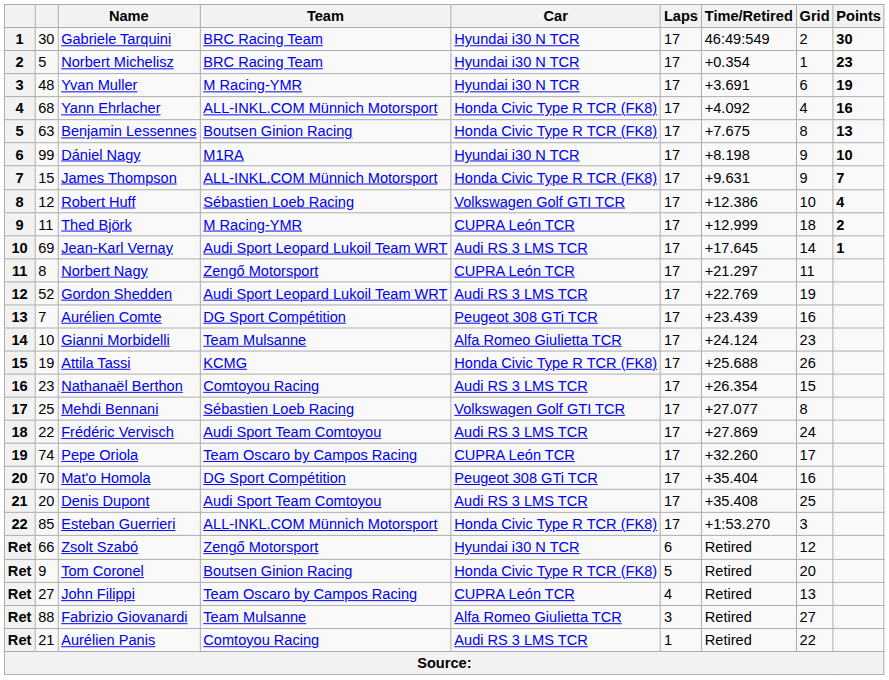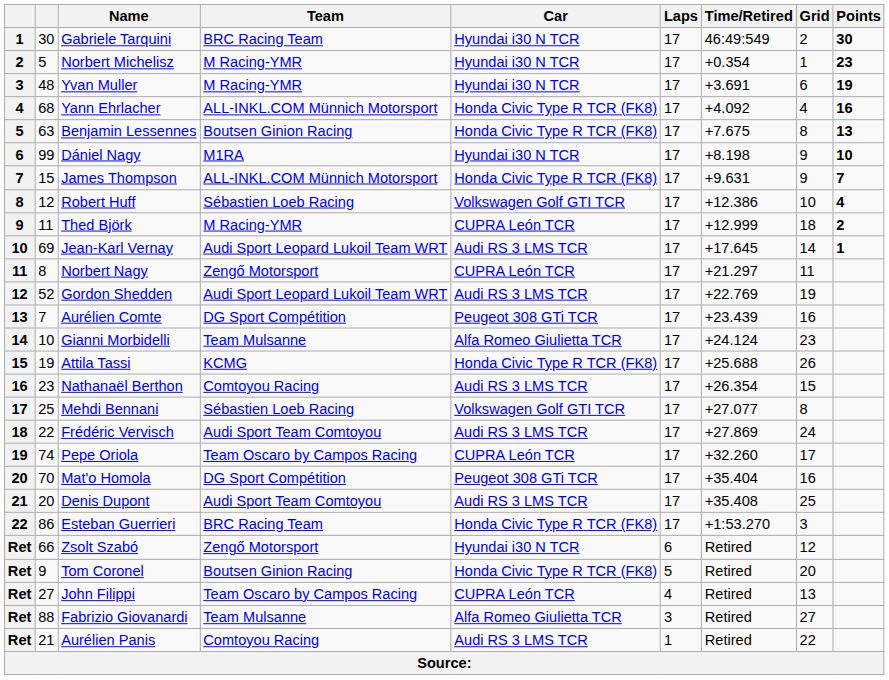(263, 62) BRC Racing Team -> (253, 62) M Racing-YMR
(46, 524) 85 -> (46, 524) 86
(320, 524) ALL-INKL.COM Münnich Motorsport -> (263, 524) BRC Racing Team
